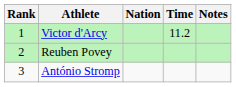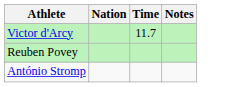- column: (21, 14)
(180, 33) 11.2 -> (146, 33) 11.7
